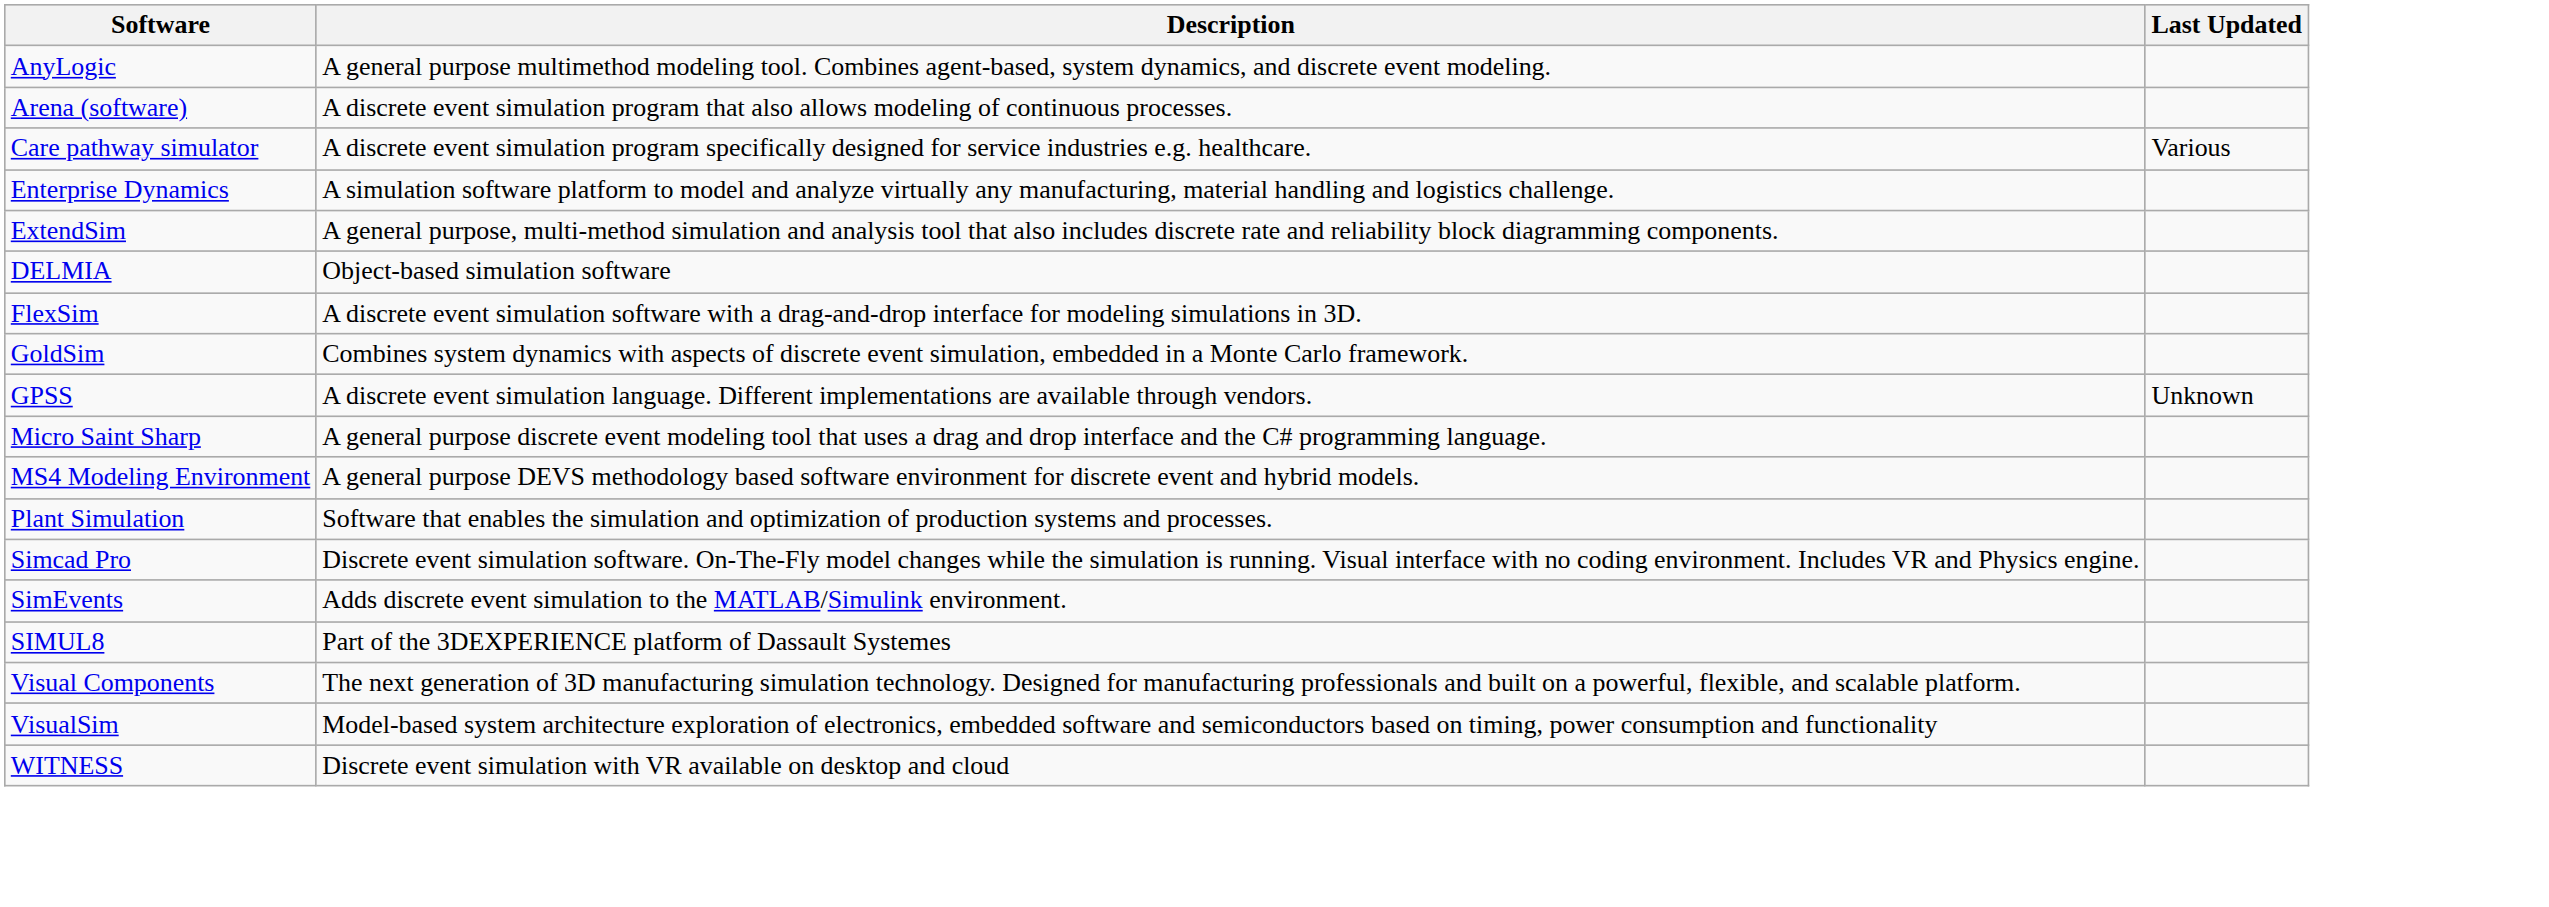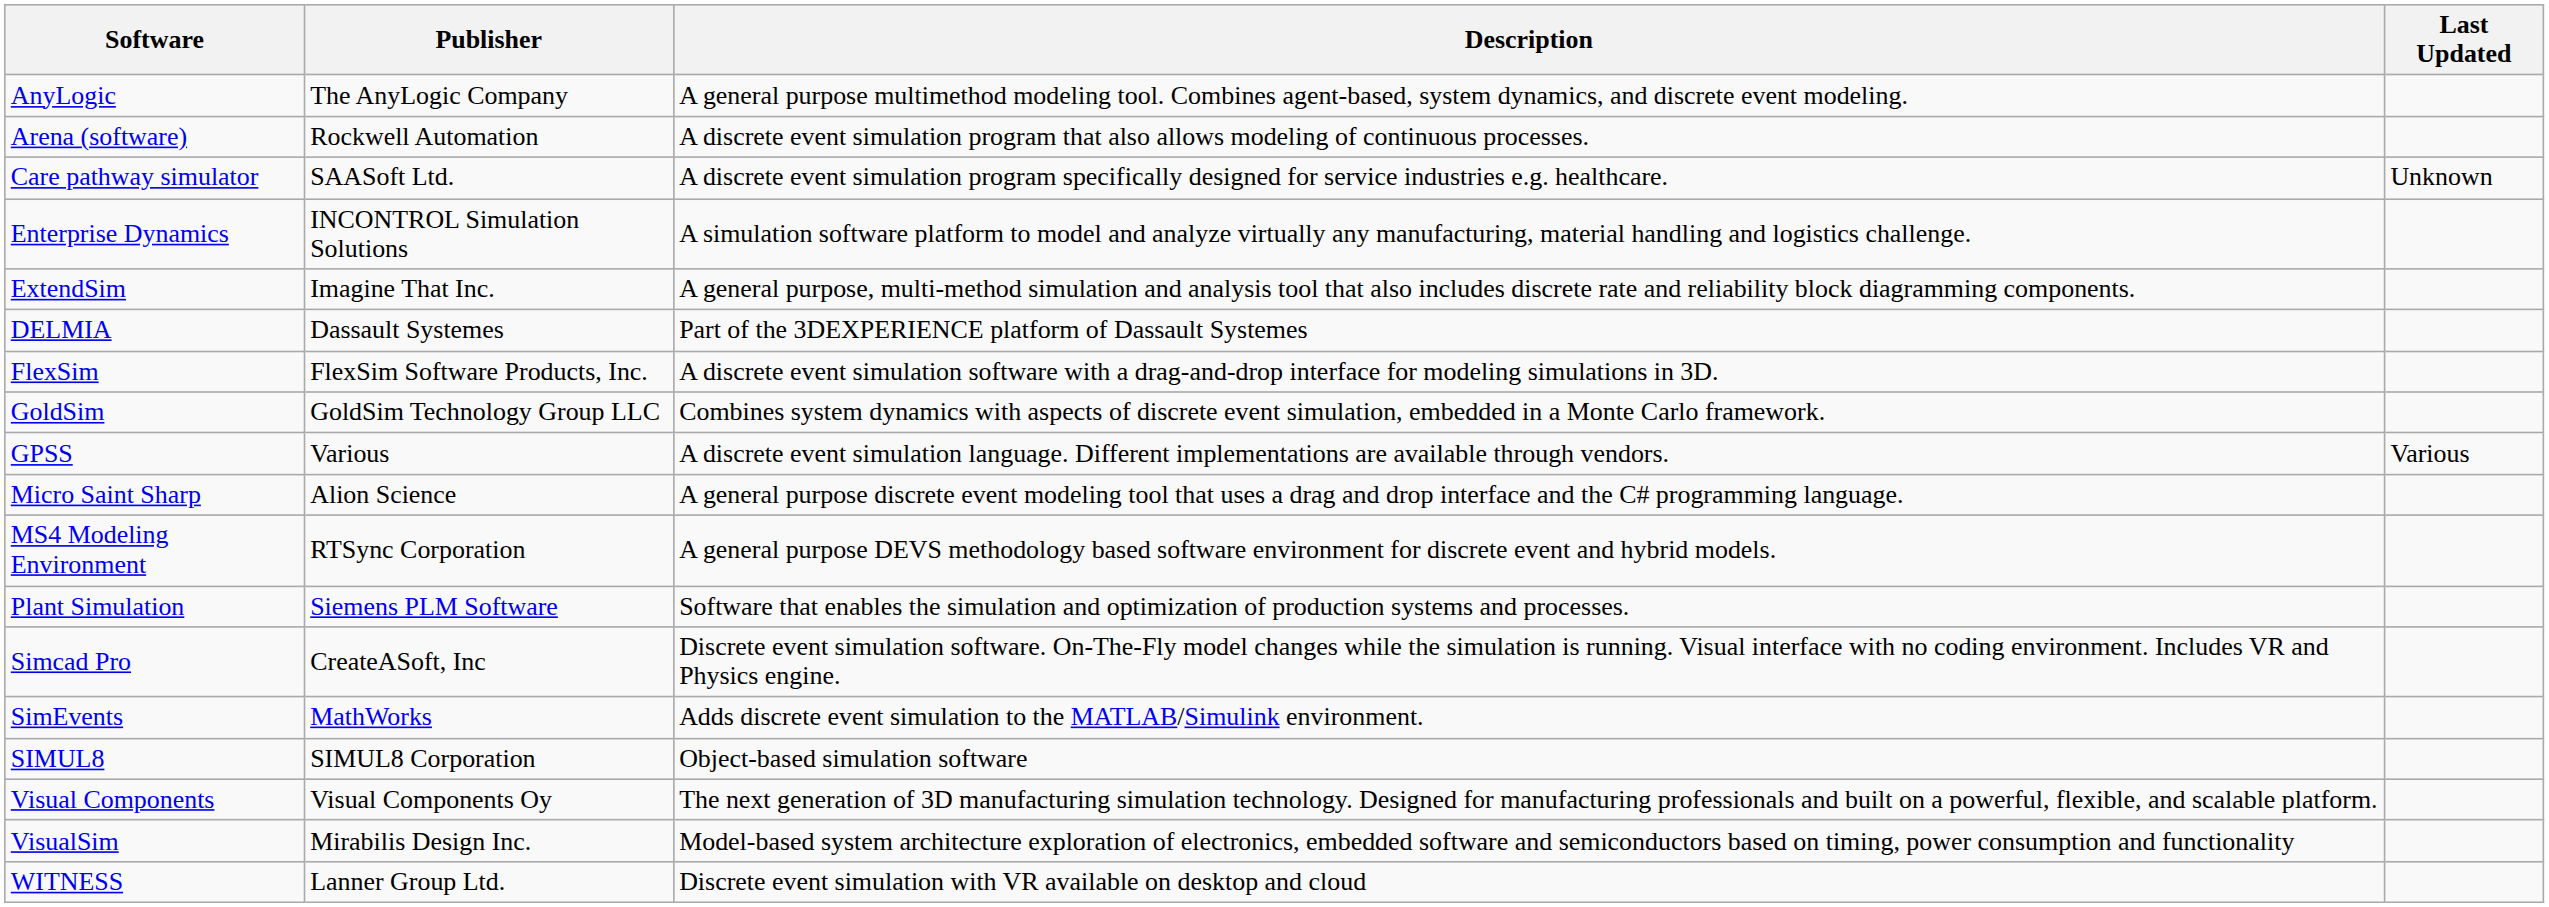+ column: (489, 39)
(2191, 148) Various -> (2442, 177) Unknown
(496, 271) Object-based simulation software -> (993, 330) Part of the 3DEXPERIENCE platform of Dassault Systemes
(2203, 395) Unknown -> (2430, 453) Various
(636, 641) Part of the 3DEXPERIENCE platform of Dassault Systemes -> (853, 758) Object-based simulation software
